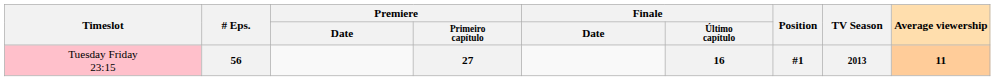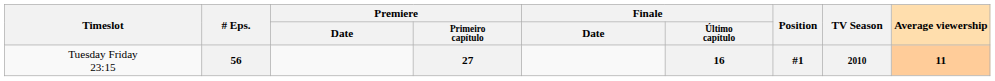(103, 60) pink background -> (103, 60) no background
(857, 60) 2013 -> (857, 60) 2010
